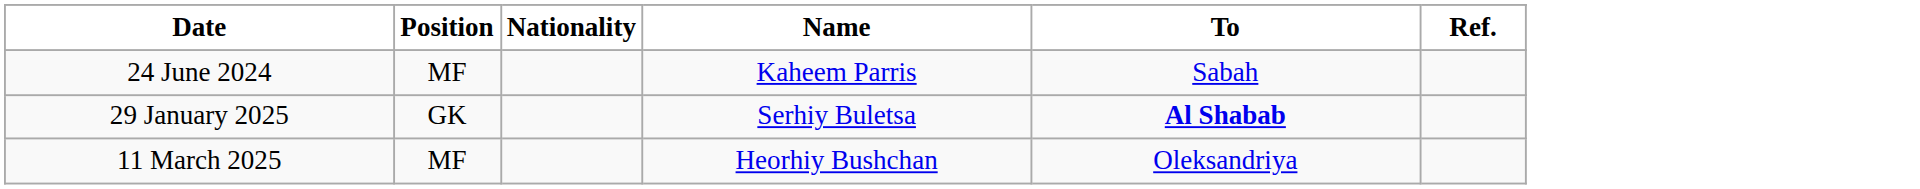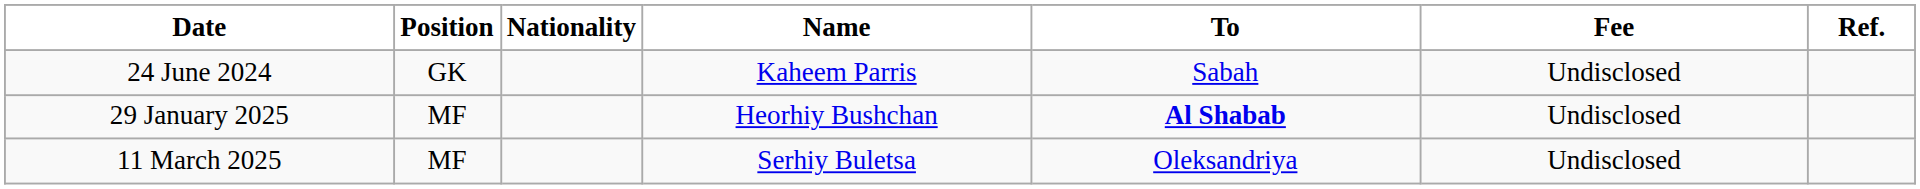+ column: (1614, 27)
(447, 71) MF -> (447, 71) GK
(447, 116) GK -> (447, 116) MF
(837, 116) Serhiy Buletsa -> (837, 116) Heorhiy Bushchan
(837, 161) Heorhiy Bushchan -> (837, 161) Serhiy Buletsa
